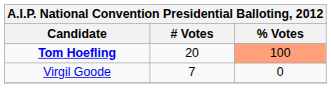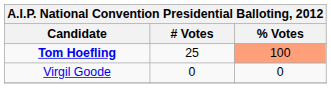(192, 53) 20 -> (192, 53) 25
(192, 72) 7 -> (192, 72) 0
